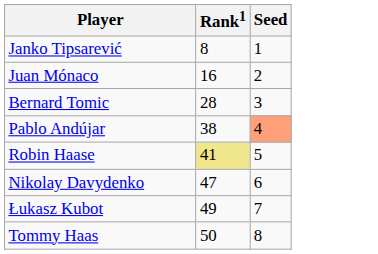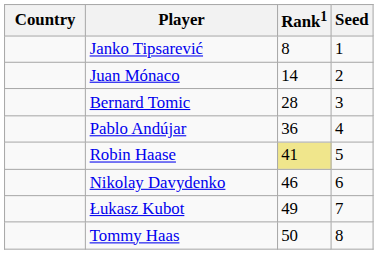+ column: (45, 20)
(208, 75) 16 -> (290, 75) 14
(208, 128) 38 -> (290, 128) 36
(258, 128) lightsalmon background -> (339, 128) no background
(208, 182) 47 -> (290, 182) 46
